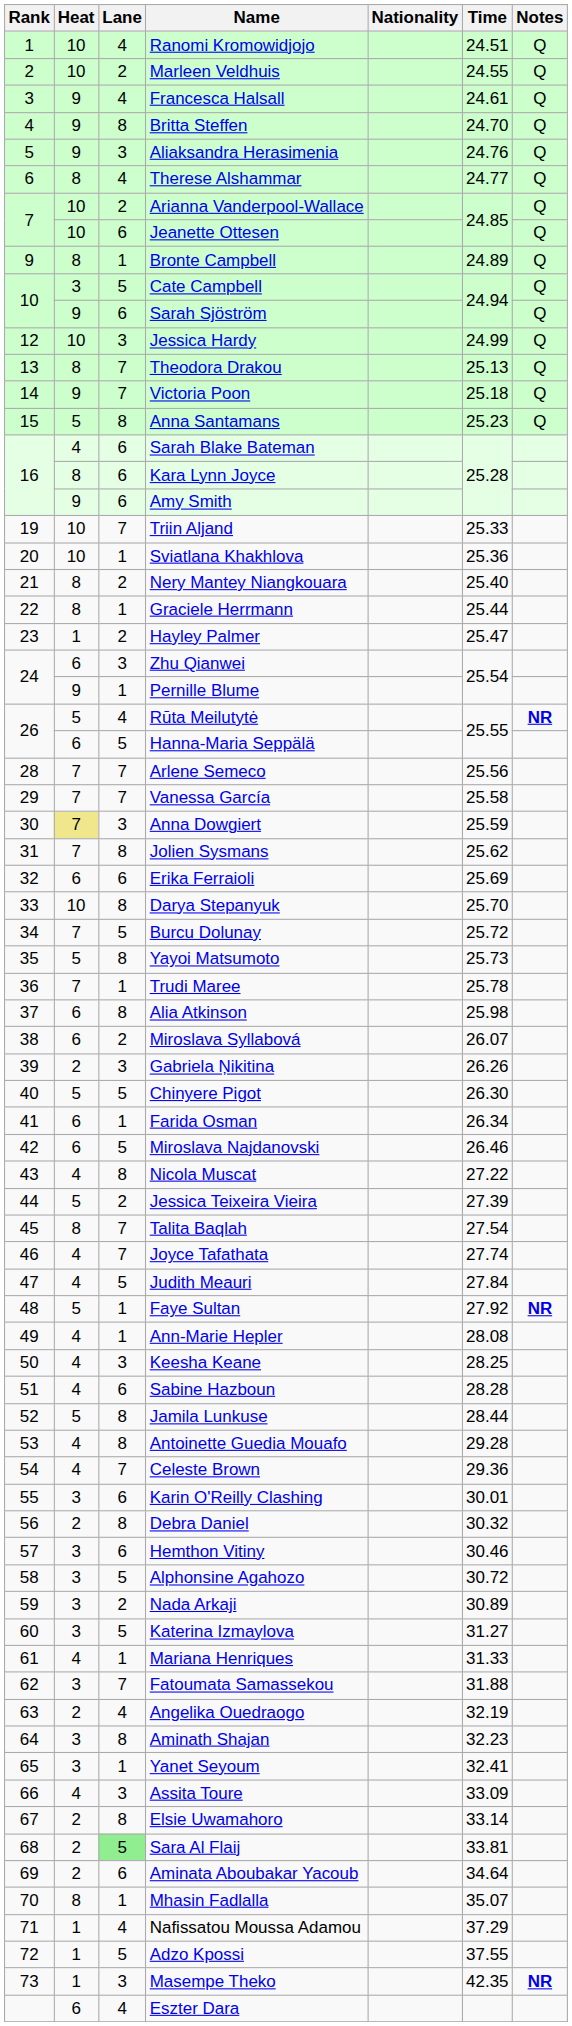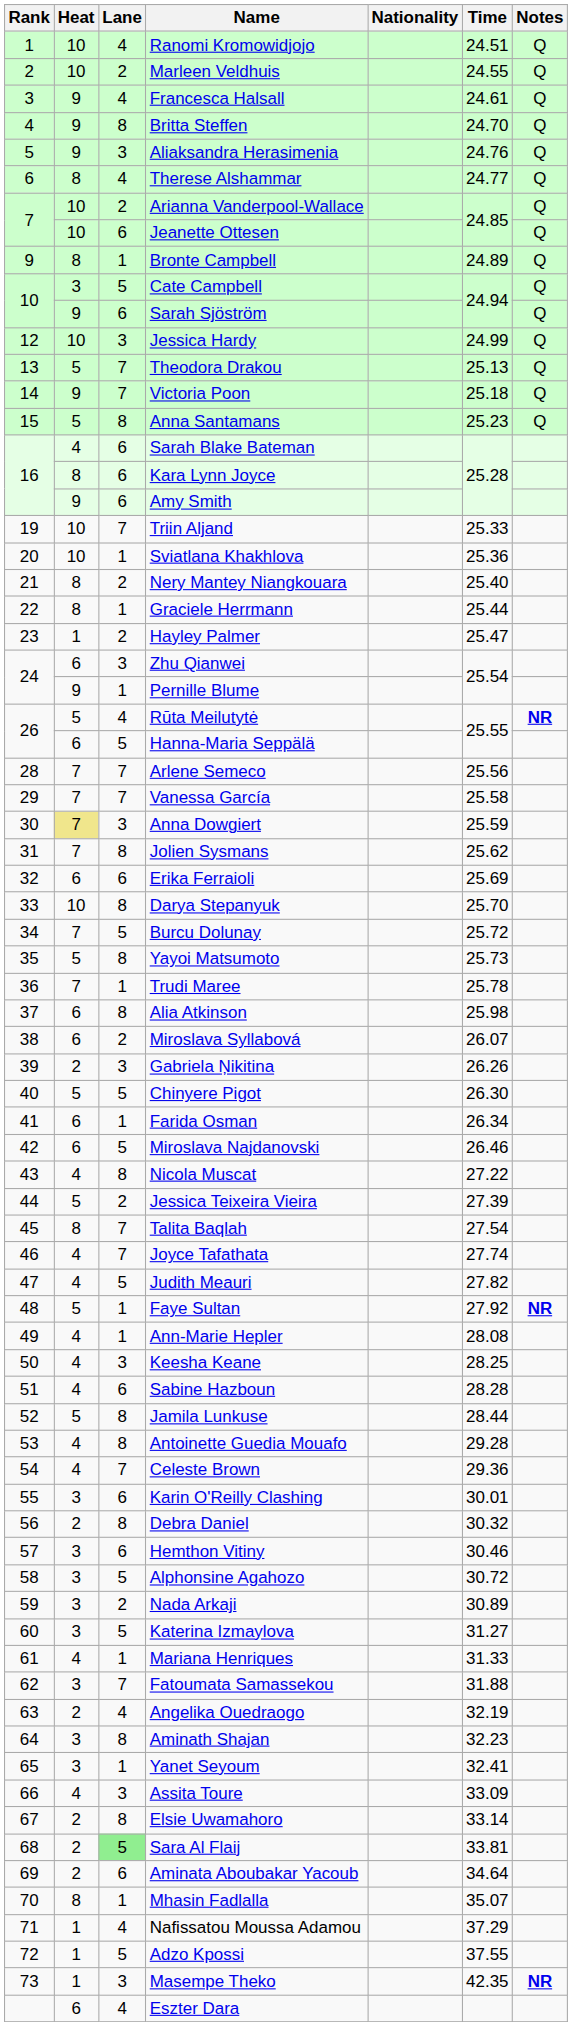(76, 367) 8 -> (76, 367) 5
(487, 1282) 27.84 -> (487, 1282) 27.82
